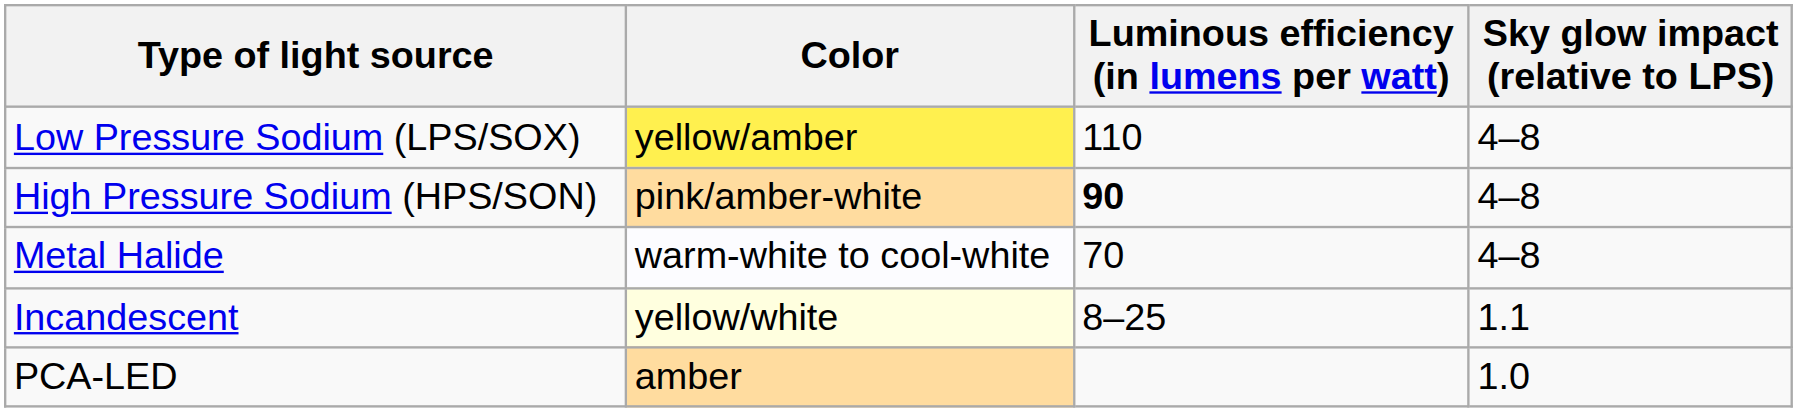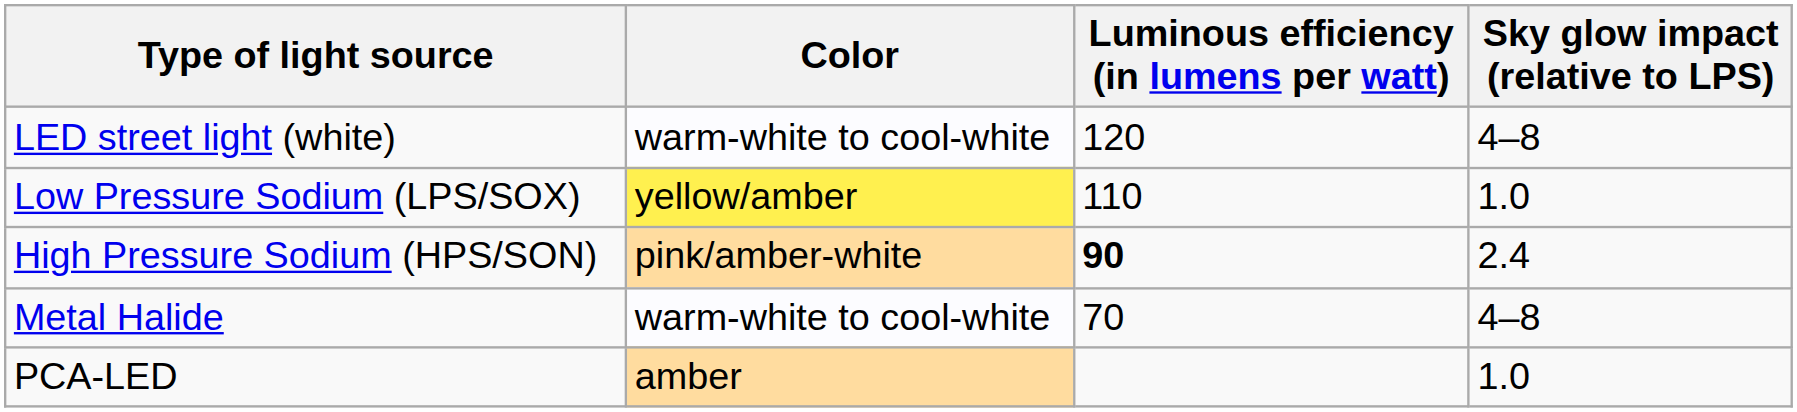+ row: (205, 136)
(1509, 136) 4–8 -> (1504, 196) 1.0
(1509, 196) 4–8 -> (1504, 256) 2.4
- row: (126, 316)
